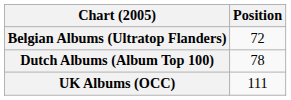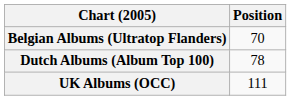(258, 38) 72 -> (258, 38) 70
